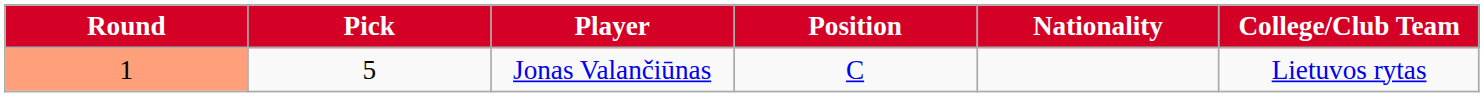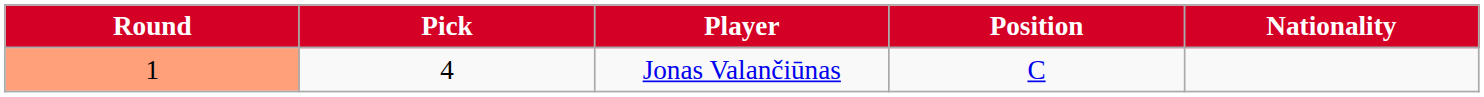- column: (1349, 26)
(369, 69) 5 -> (447, 69) 4
